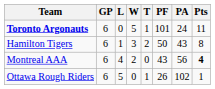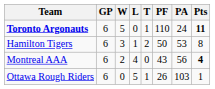columns swapped: (134, 12) <-> (121, 12)
(162, 28) 101 -> (162, 28) 110
(201, 28) normal -> (201, 28) bold
(182, 44) 43 -> (182, 44) 53
(182, 76) 102 -> (182, 76) 103
